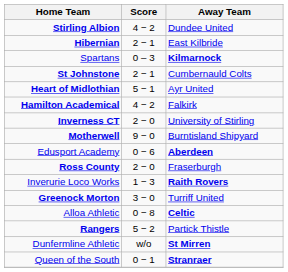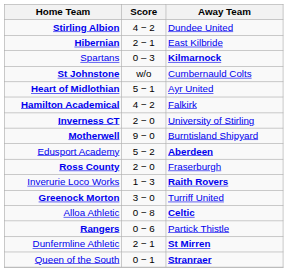(144, 74) 2 − 1 -> (144, 74) w/o
(144, 151) 0 − 6 -> (144, 151) 5 − 2
(144, 228) 5 − 2 -> (144, 228) 0 − 6
(144, 244) w/o -> (144, 244) 2 − 1
